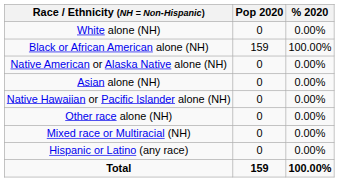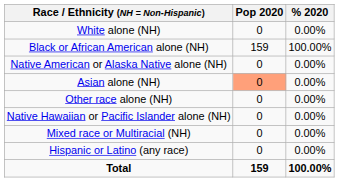(259, 82) no background -> (259, 82) lightsalmon background
rows swapped: (119, 99) <-> (119, 116)
